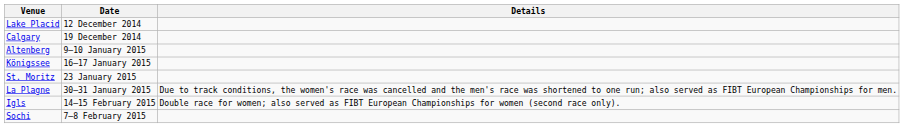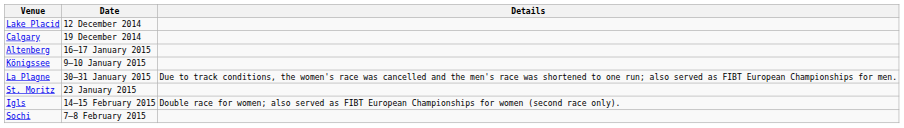(105, 50) 9–10 January 2015 -> (107, 50) 16–17 January 2015
(107, 63) 16–17 January 2015 -> (105, 63) 9–10 January 2015
rows swapped: (30, 77) <-> (28, 90)
